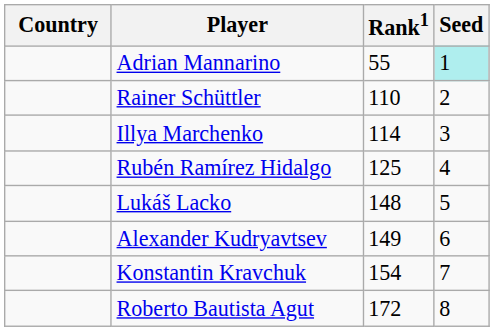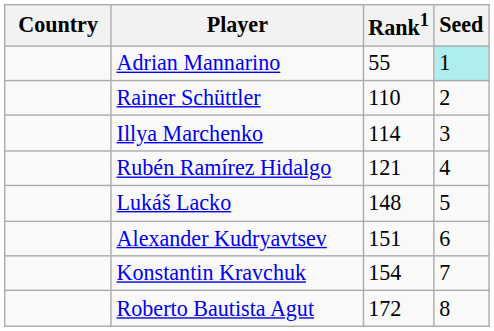(385, 168) 125 -> (385, 168) 121
(385, 238) 149 -> (385, 238) 151
